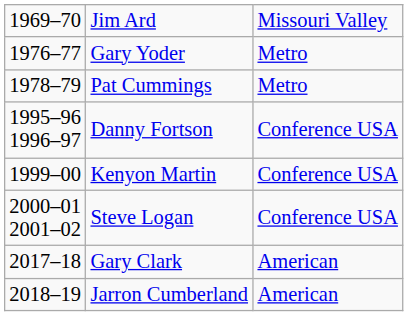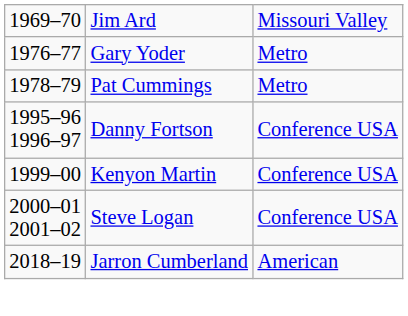- row: (136, 261)
